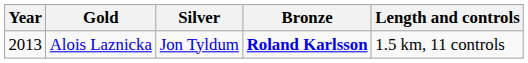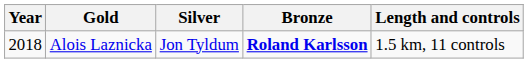(25, 44) 2013 -> (25, 44) 2018
